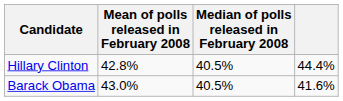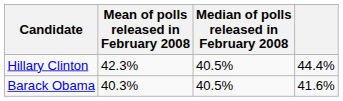(120, 65) 42.8% -> (120, 65) 42.3%
(120, 86) 43.0% -> (120, 86) 40.3%
